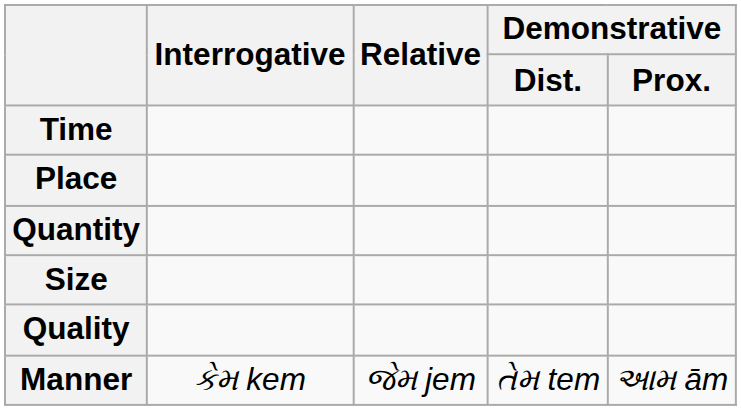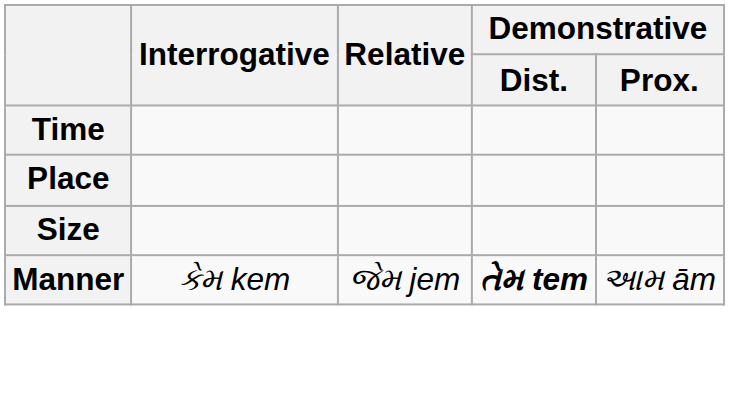- row: (76, 229)
- row: (76, 329)
(548, 379) normal -> (534, 279) bold
